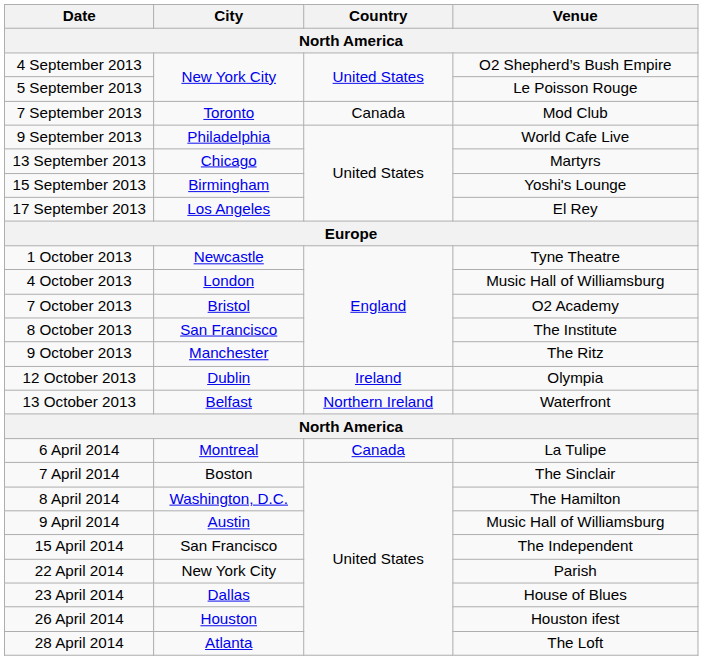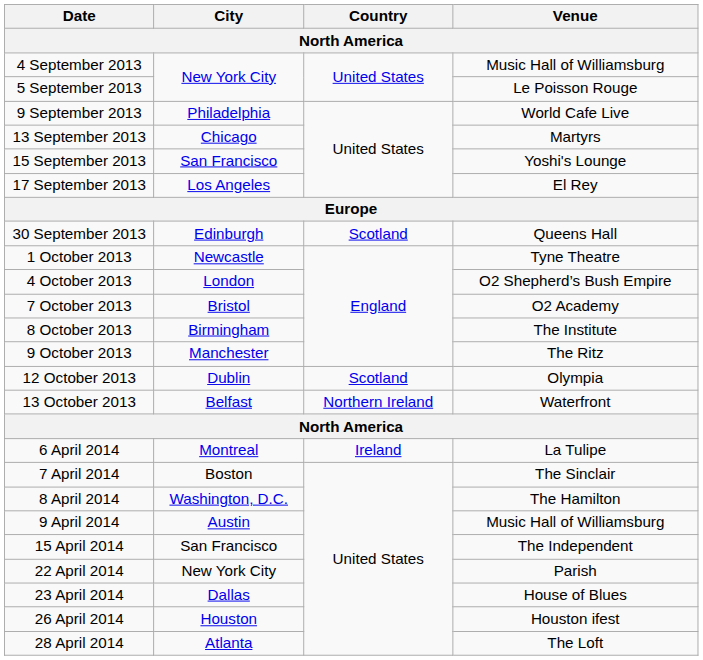(575, 64) O2 Shepherd’s Bush Empire -> (575, 64) Music Hall of Williamsburg
- row: (79, 112)
(229, 185) Birmingham -> (229, 161) San Francisco
+ row: (79, 233)
(575, 281) Music Hall of Williamsburg -> (575, 281) O2 Shepherd’s Bush Empire
(229, 329) San Francisco -> (229, 329) Birmingham
(378, 378) Ireland -> (378, 378) Scotland
(378, 450) Canada -> (378, 450) Ireland
